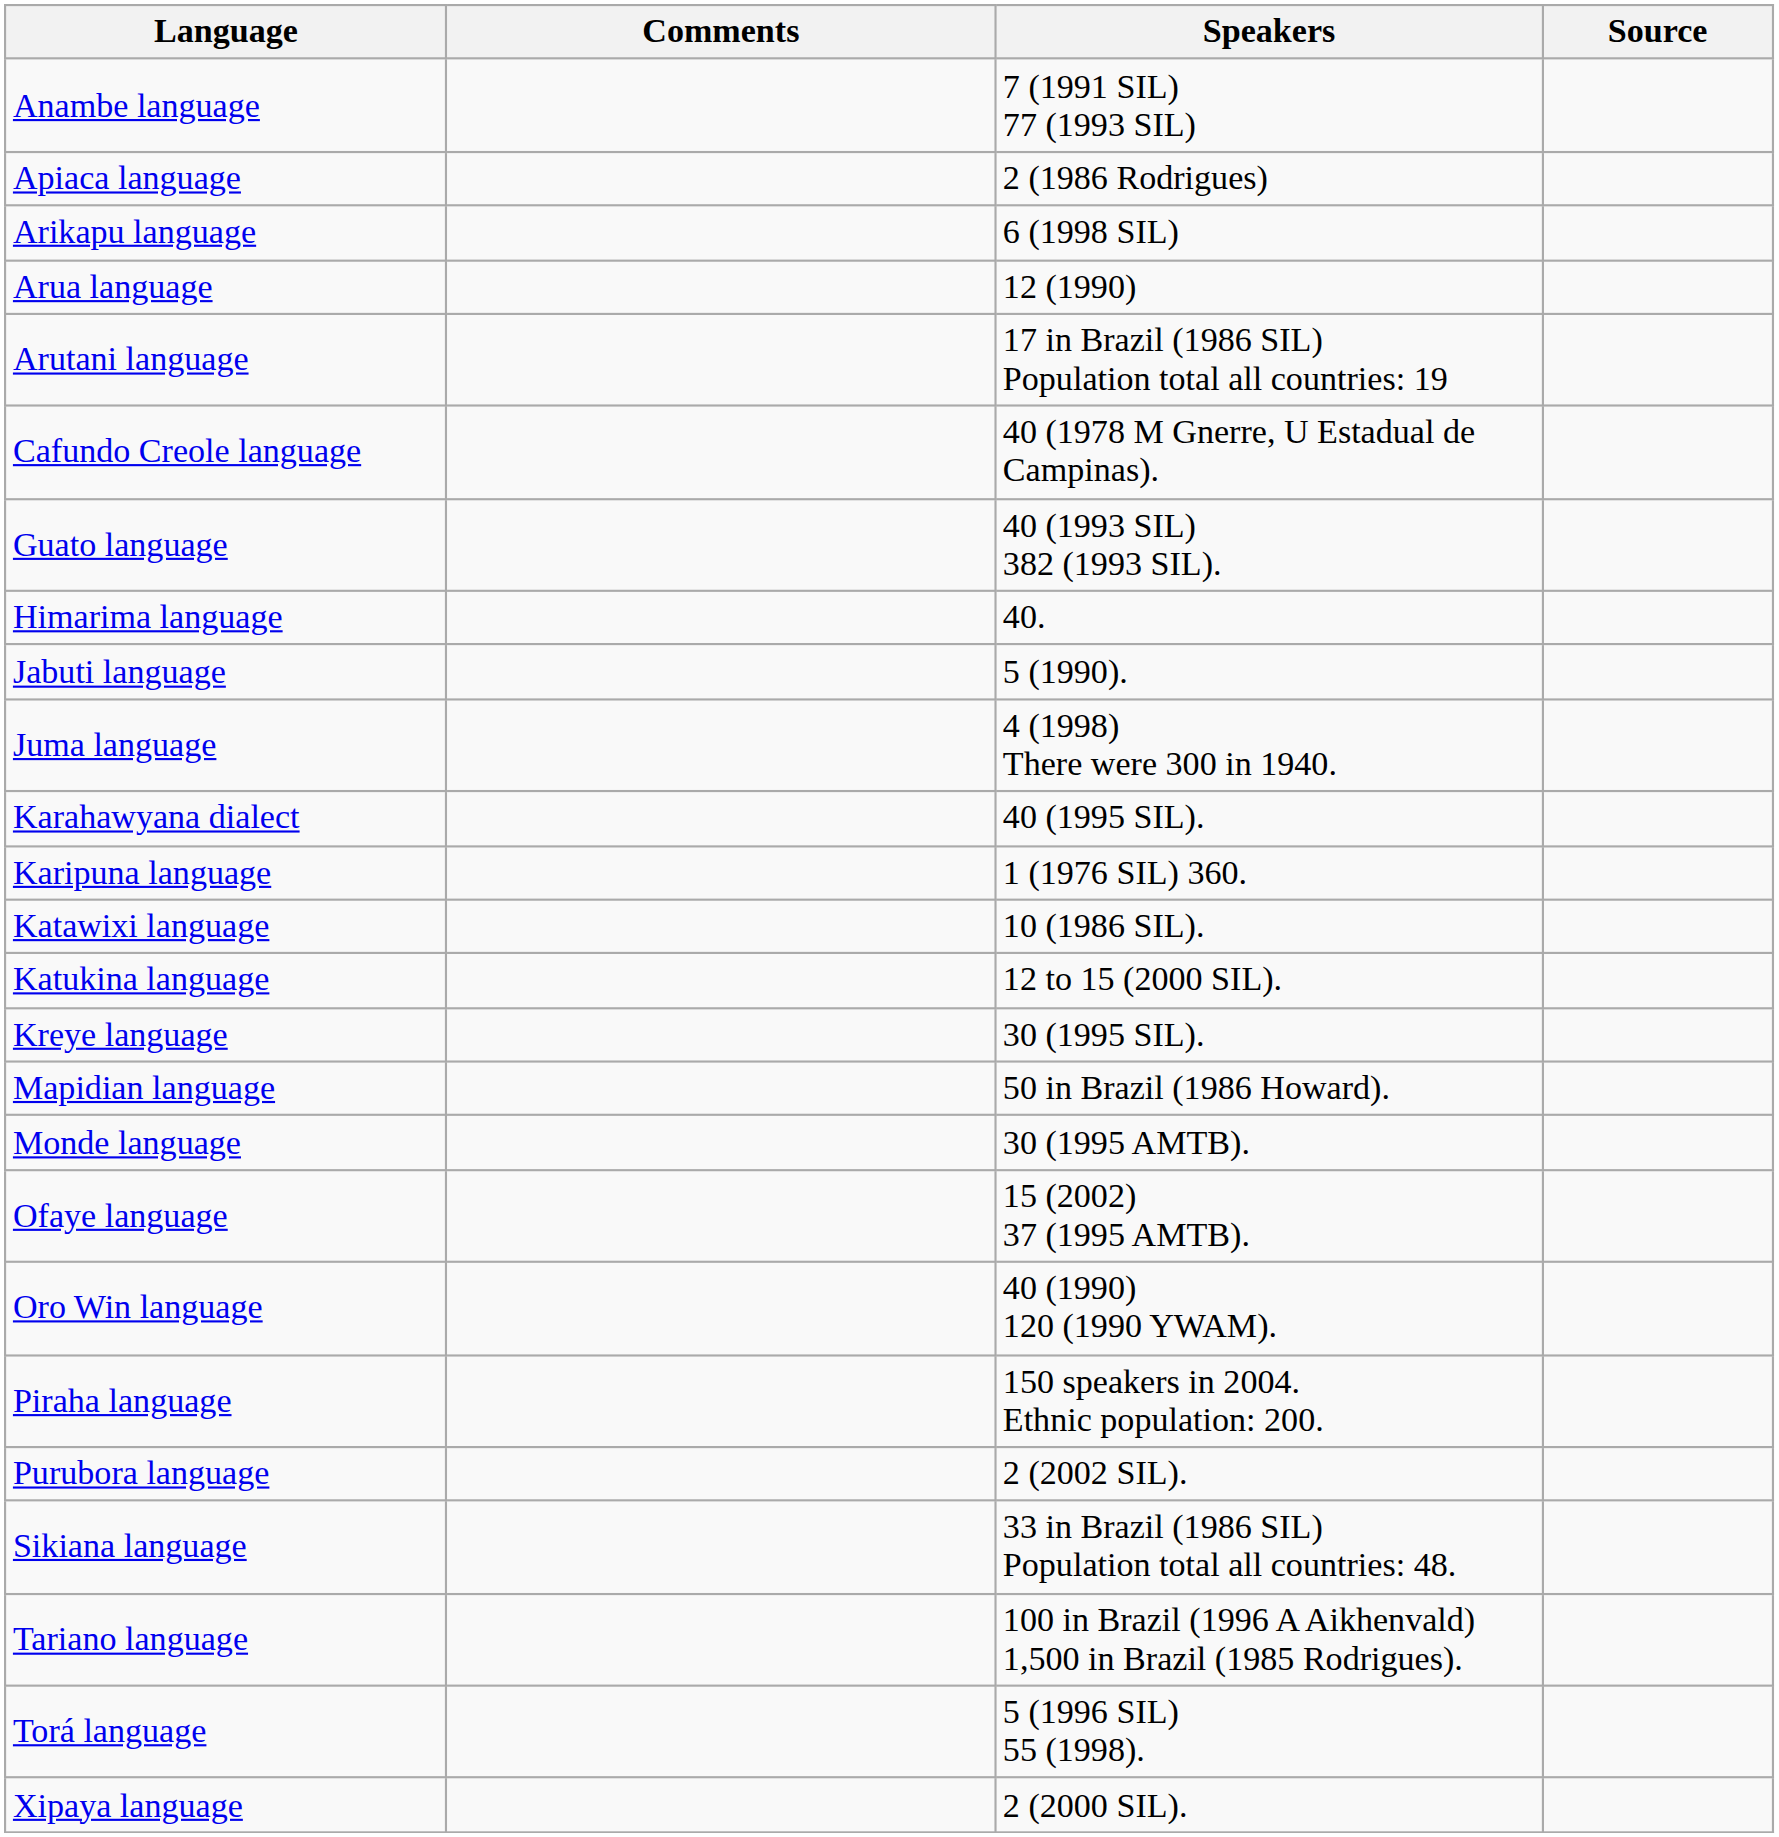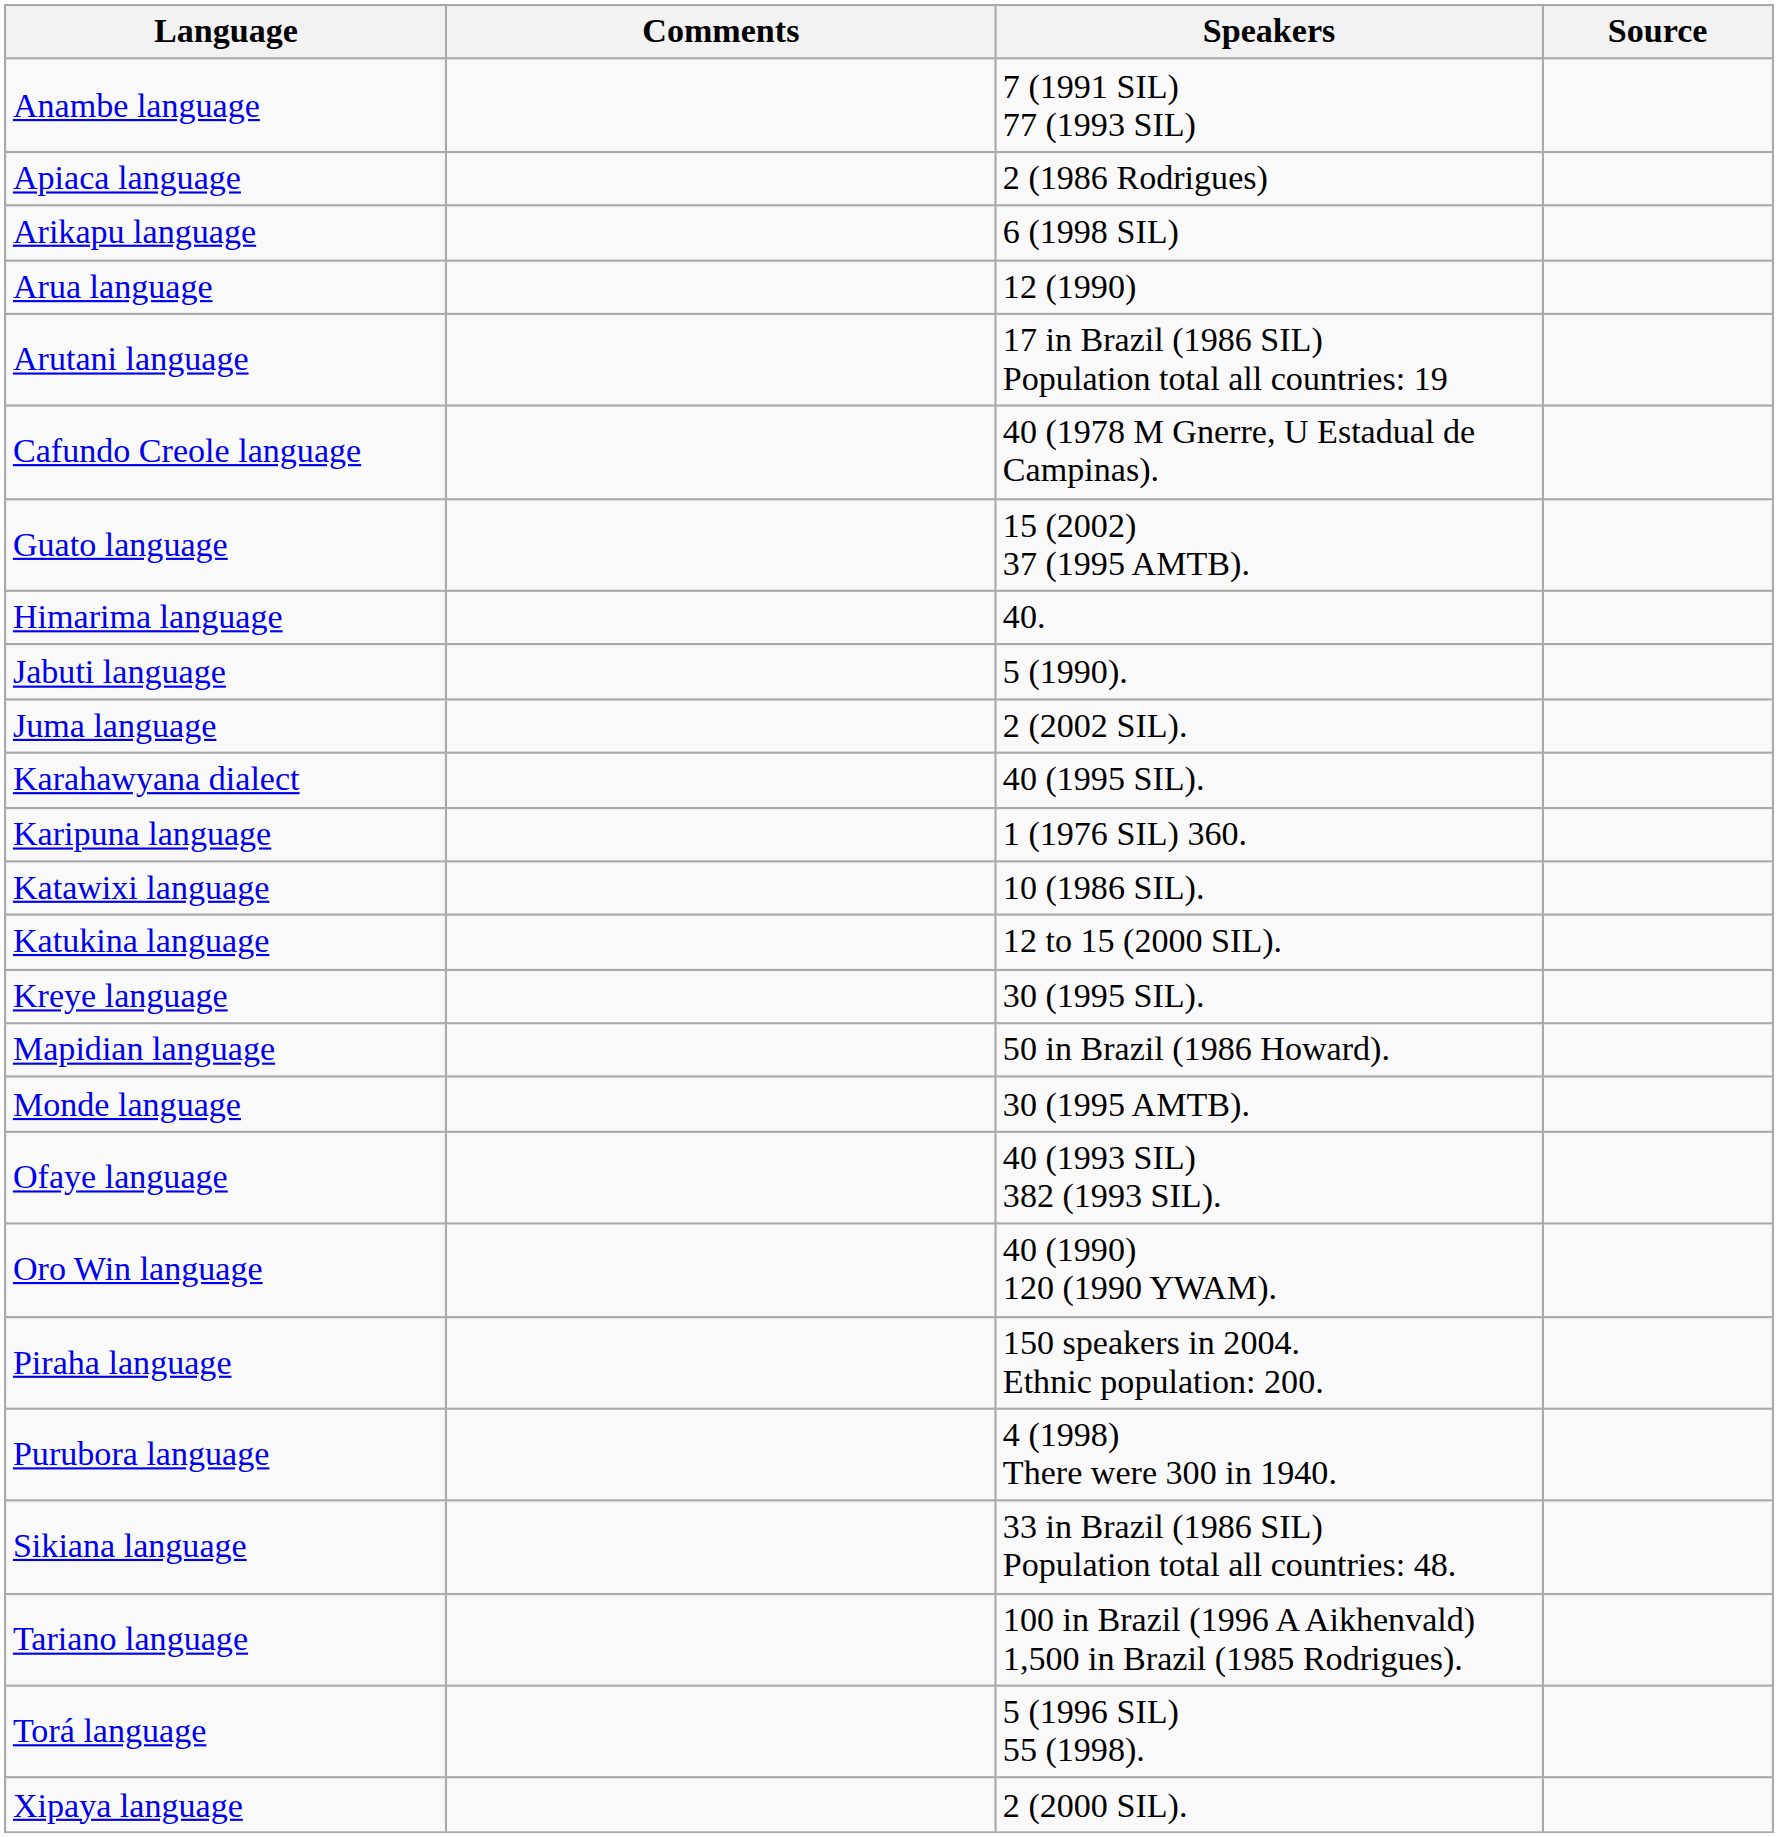(1112, 544) 40 (1993 SIL) 382 (1993 SIL). -> (1126, 544) 15 (2002) 37 (1995 AMTB).
(1170, 744) 4 (1998) There were 300 in 1940. -> (1095, 725) 2 (2002 SIL).
(1126, 1215) 15 (2002) 37 (1995 AMTB). -> (1112, 1176) 40 (1993 SIL) 382 (1993 SIL).
(1095, 1473) 2 (2002 SIL). -> (1170, 1454) 4 (1998) There were 300 in 1940.
